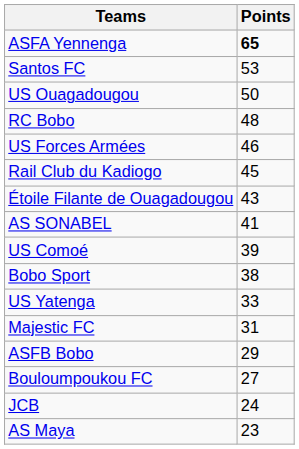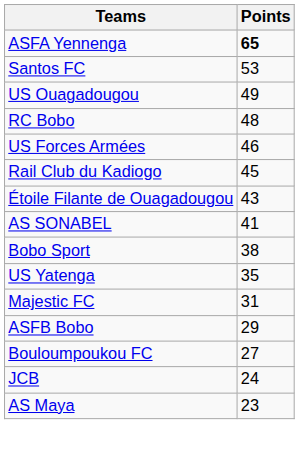(250, 95) 50 -> (250, 95) 49
- row: (48, 250)
(250, 302) 33 -> (250, 276) 35
